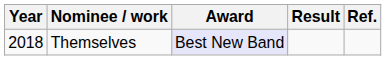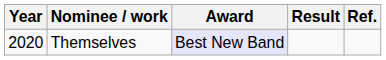(26, 42) 2018 -> (26, 42) 2020
